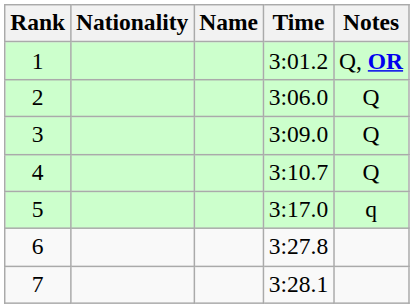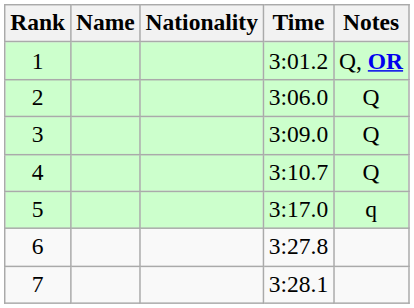columns swapped: (229, 23) <-> (132, 23)
